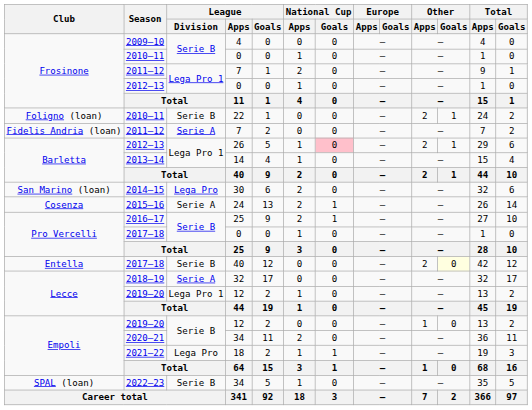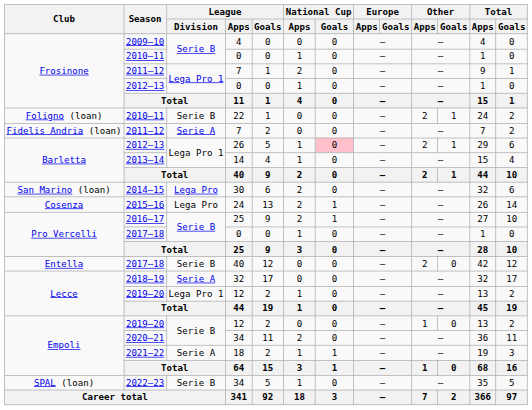(196, 205) Serie A -> (196, 205) Lega Pro
(454, 264) lightyellow background -> (454, 264) no background
(196, 353) Lega Pro -> (196, 353) Serie A
